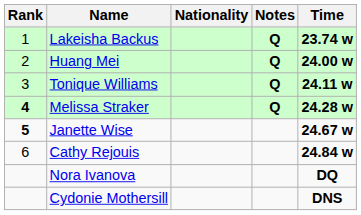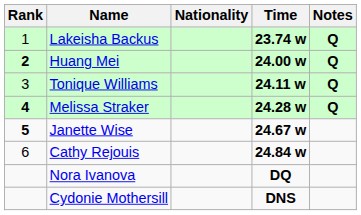columns swapped: (327, 15) <-> (275, 15)
(25, 61) normal -> (25, 61) bold
